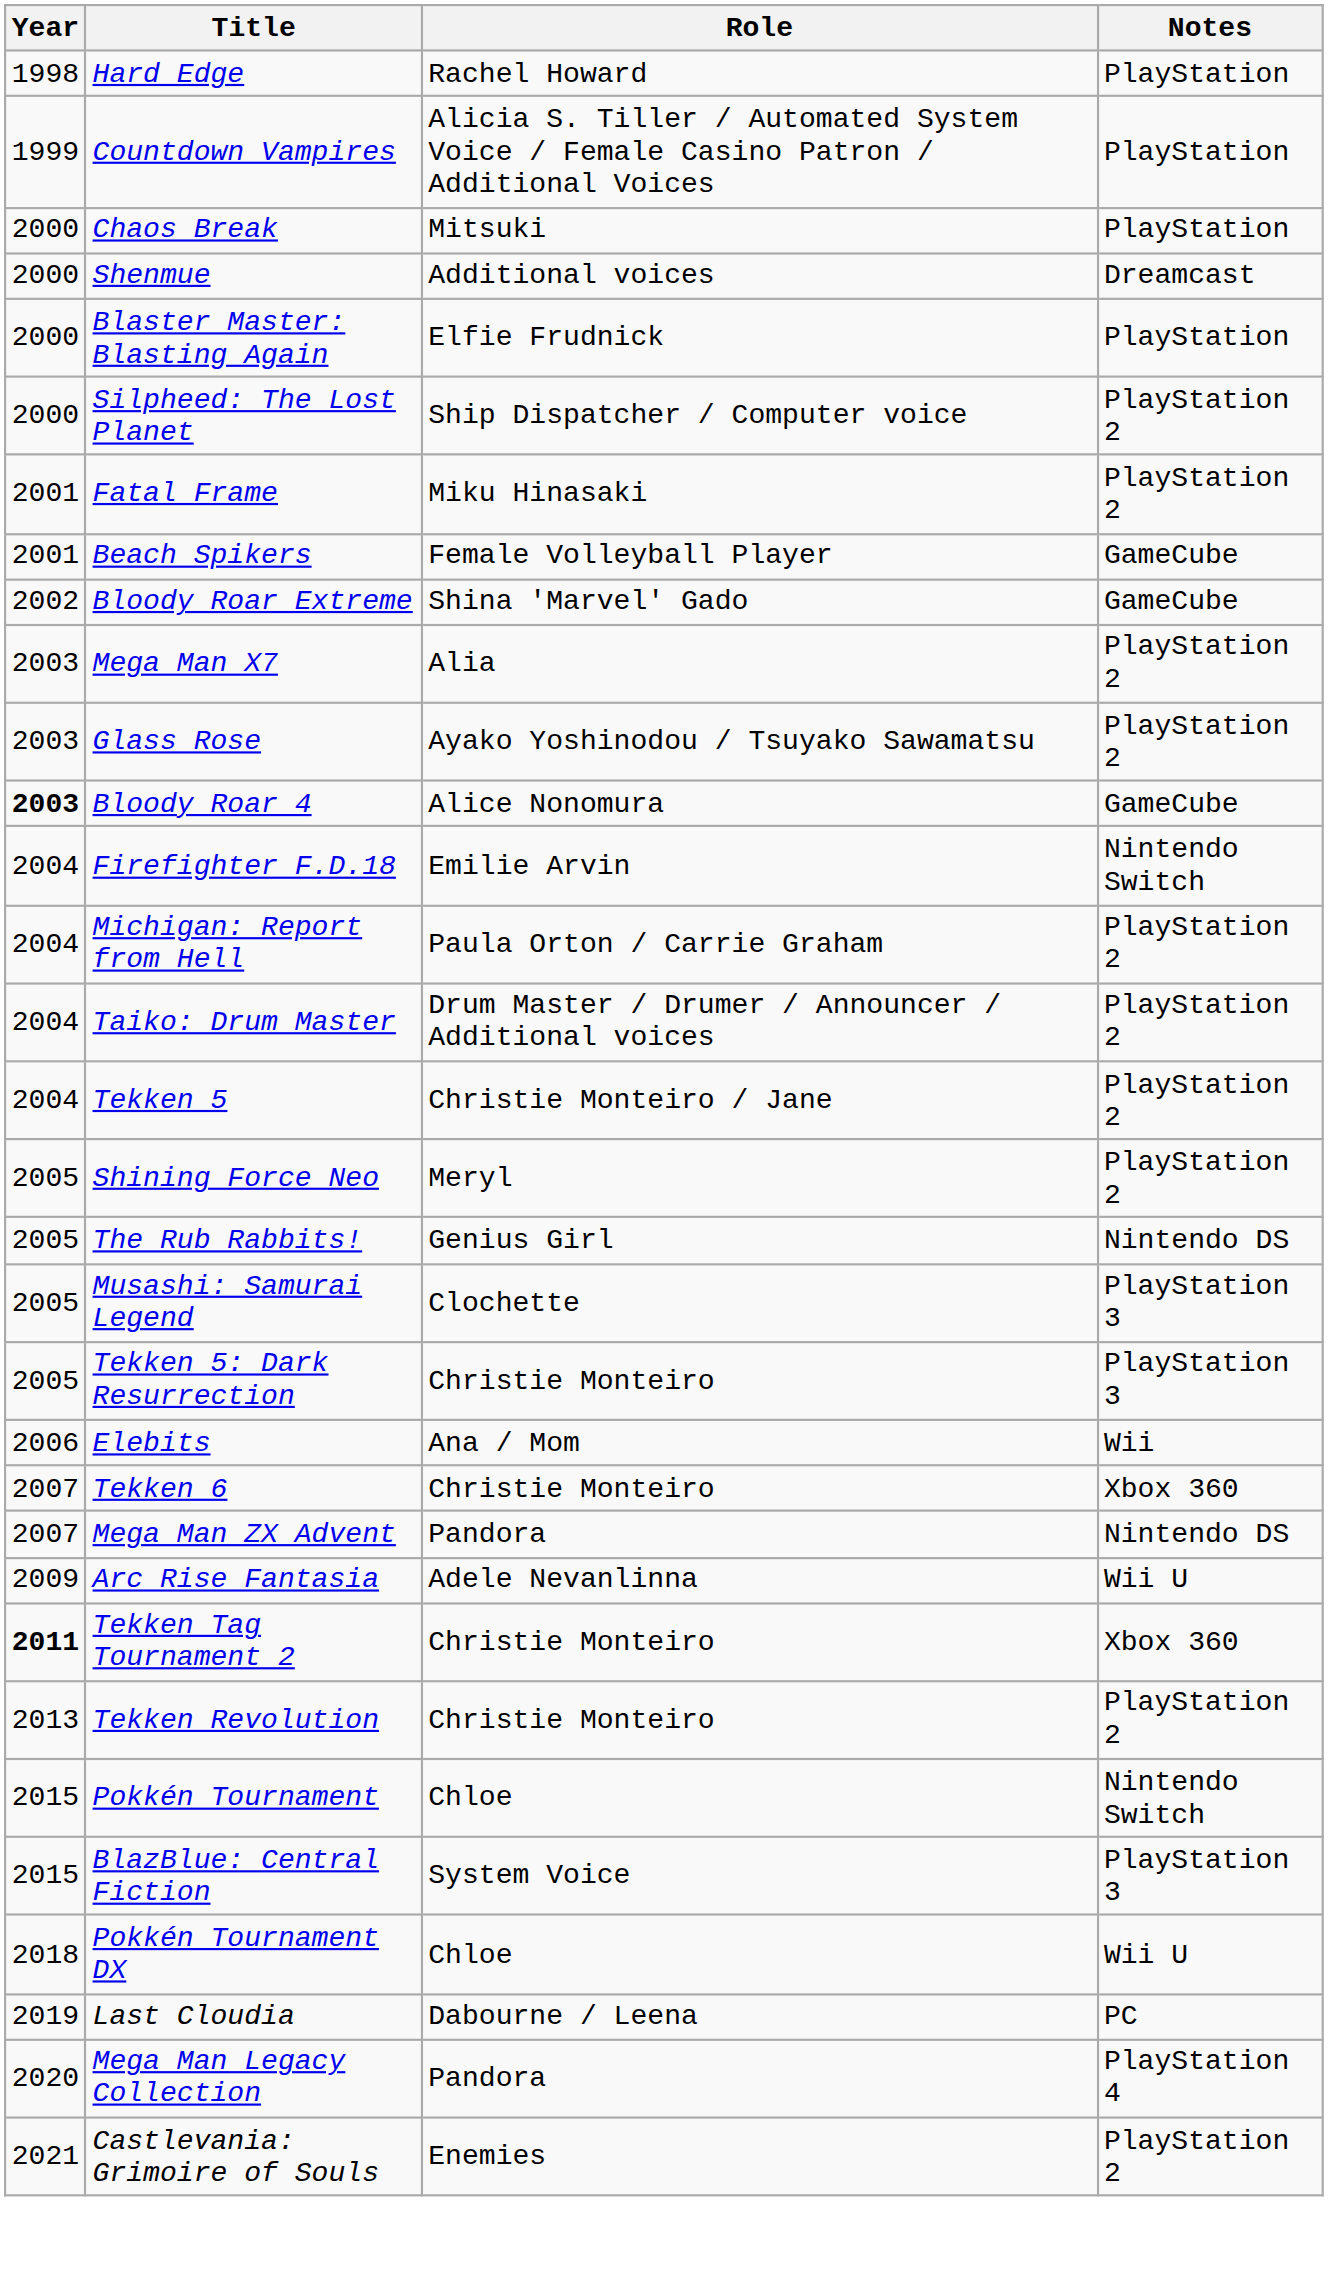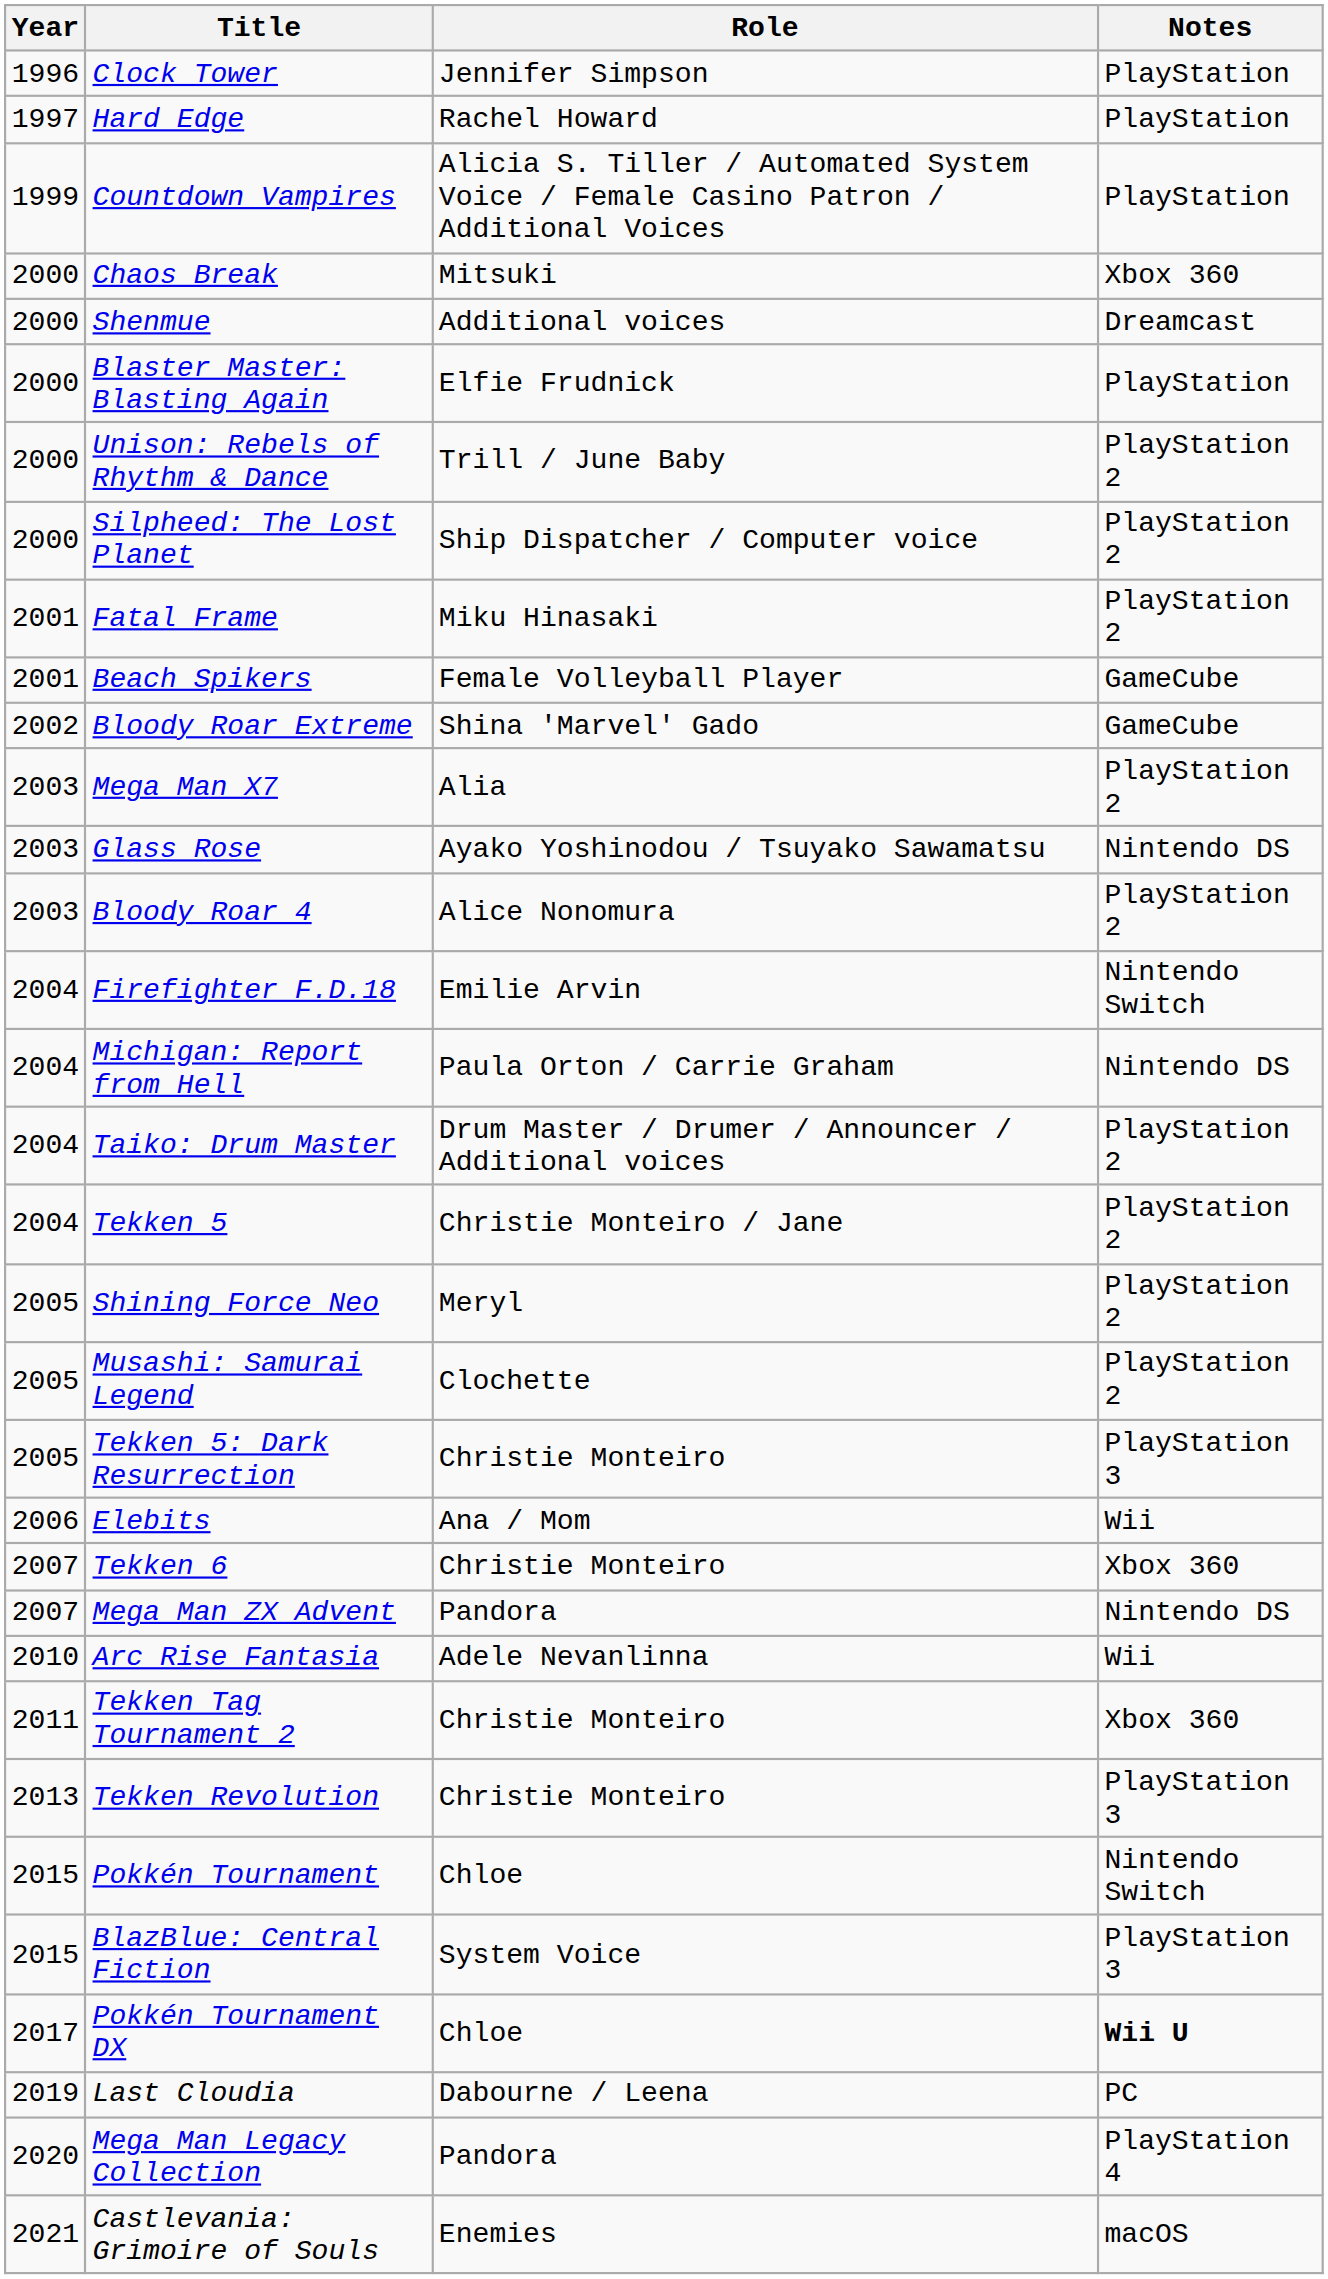+ row: (185, 74)
(45, 74) 1998 -> (45, 119) 1997
(1197, 230) PlayStation -> (1172, 276) Xbox 360
+ row: (236, 462)
(1197, 742) PlayStation 2 -> (1197, 850) Nintendo DS
(45, 804) bold -> (45, 912) normal
(1171, 804) GameCube -> (1197, 912) PlayStation 2
(1197, 944) PlayStation 2 -> (1197, 1068) Nintendo DS
- row: (227, 1241)
(1197, 1302) PlayStation 3 -> (1197, 1381) PlayStation 2
(45, 1580) 2009 -> (45, 1658) 2010
(1146, 1580) Wii U -> (1130, 1658) Wii
(45, 1642) bold -> (45, 1720) normal
(1197, 1720) PlayStation 2 -> (1197, 1798) PlayStation 3
(45, 1955) 2018 -> (45, 2033) 2017
(1146, 1955) normal -> (1147, 2033) bold
(1197, 2157) PlayStation 2 -> (1147, 2235) macOS
